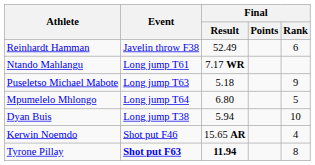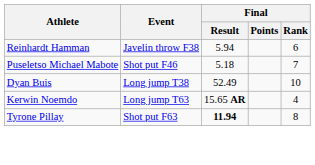(225, 48) 52.49 -> (225, 48) 5.94
- row: (45, 65)
(156, 82) Long jump T63 -> (150, 65) Shot put F46
(296, 82) 9 -> (296, 65) 7
- row: (52, 100)
(225, 117) 5.94 -> (225, 82) 52.49
(150, 134) Shot put F46 -> (156, 100) Long jump T63
(152, 152) bold -> (150, 117) normal
